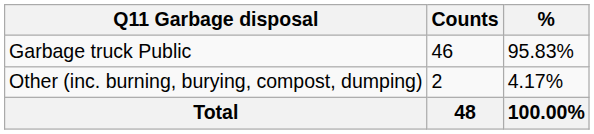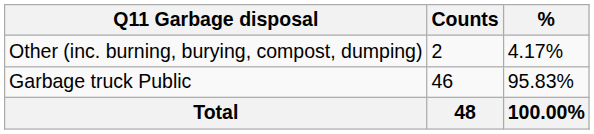rows swapped: (100, 50) <-> (216, 81)
